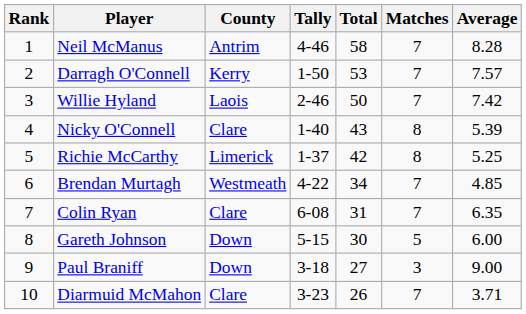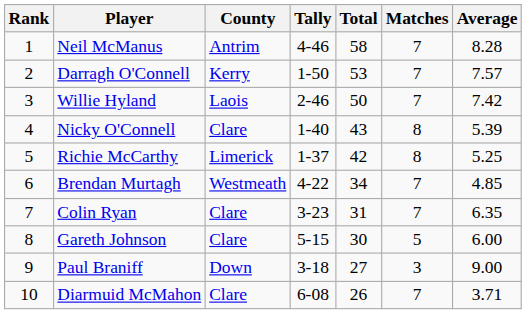(313, 211) 6-08 -> (313, 211) 3-23
(231, 239) Down -> (228, 239) Clare
(313, 294) 3-23 -> (313, 294) 6-08
